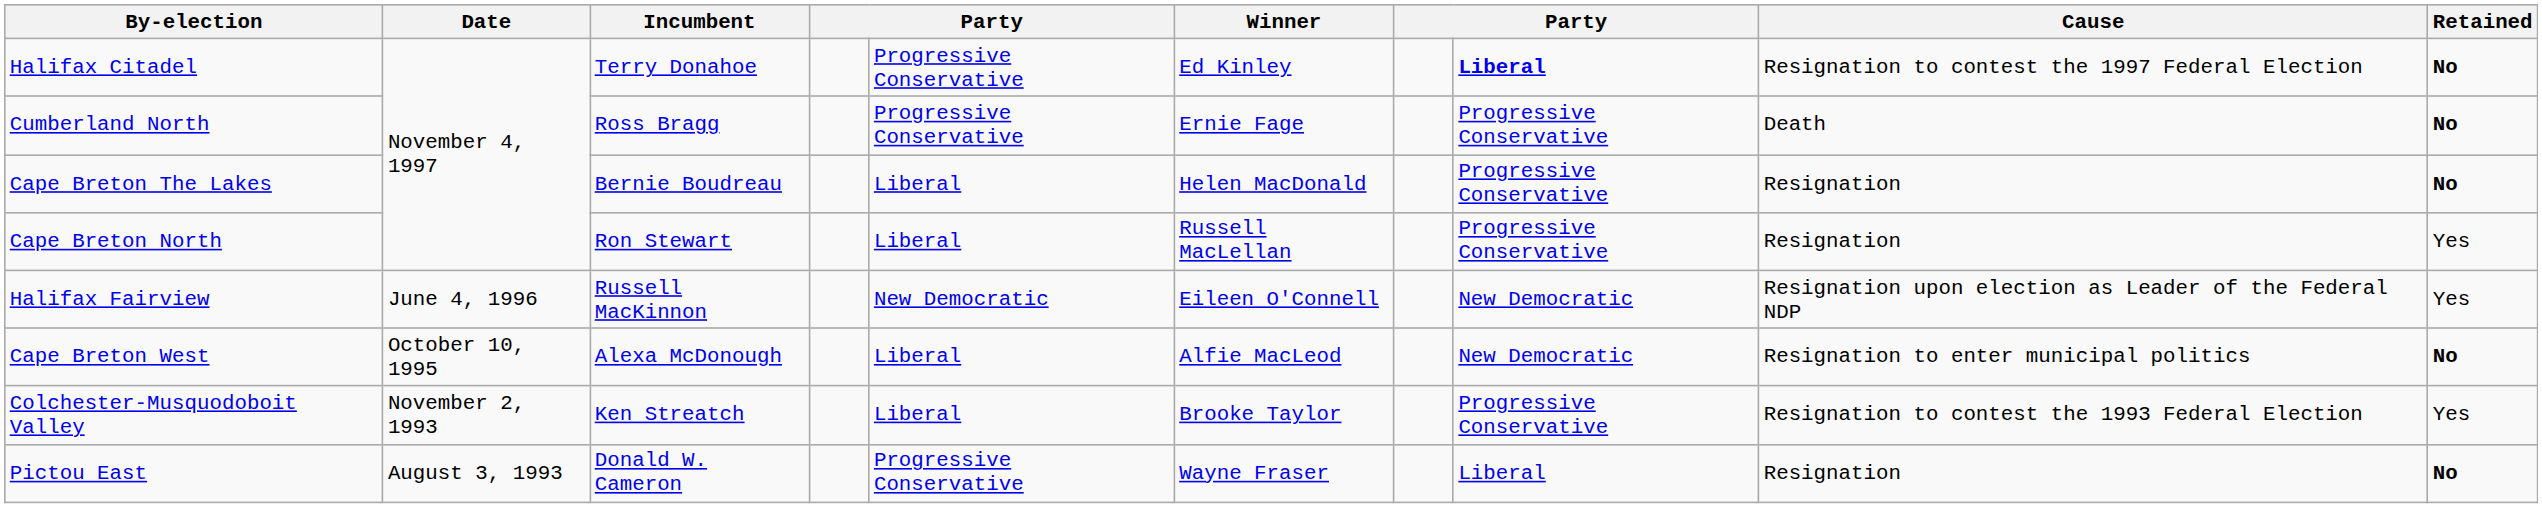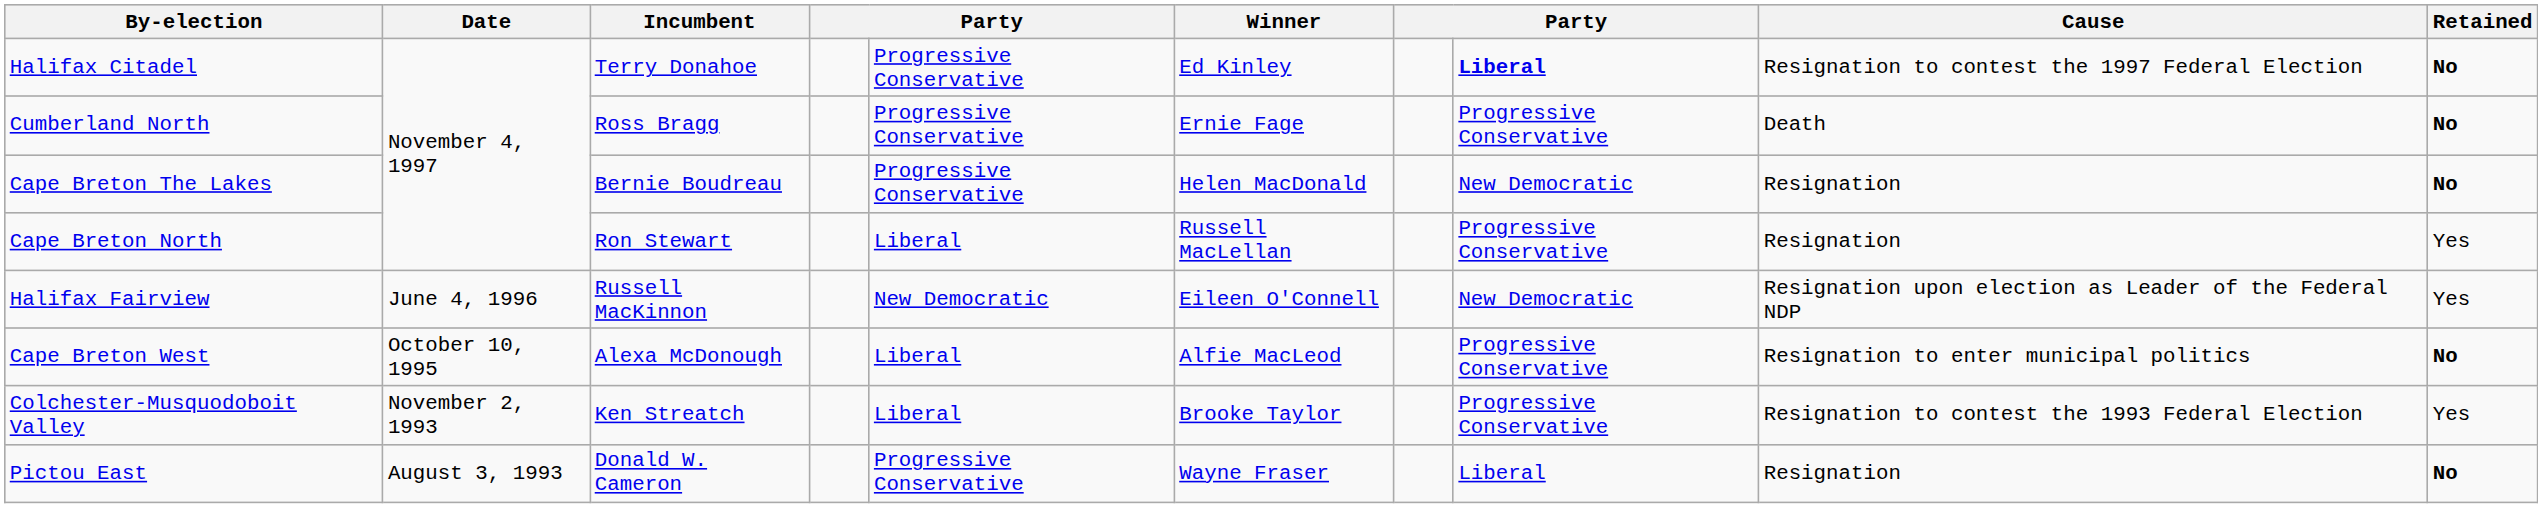(918, 183) Liberal -> (949, 183) Progressive Conservative
(1533, 183) Progressive Conservative -> (1546, 183) New Democratic
(1546, 357) New Democratic -> (1533, 357) Progressive Conservative
